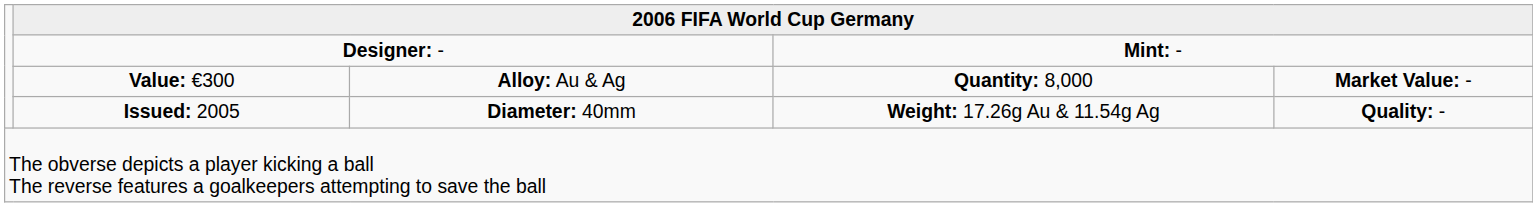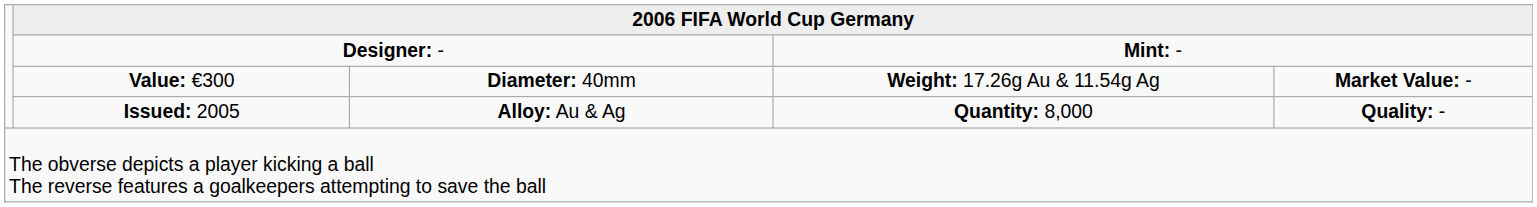(562, 81) Alloy: Au & Ag -> (562, 81) Diameter: 40mm
(1023, 81) Quantity: 8,000 -> (1023, 81) Weight: 17.26g Au & 11.54g Ag
(562, 111) Diameter: 40mm -> (562, 111) Alloy: Au & Ag
(1023, 111) Weight: 17.26g Au & 11.54g Ag -> (1023, 111) Quantity: 8,000
